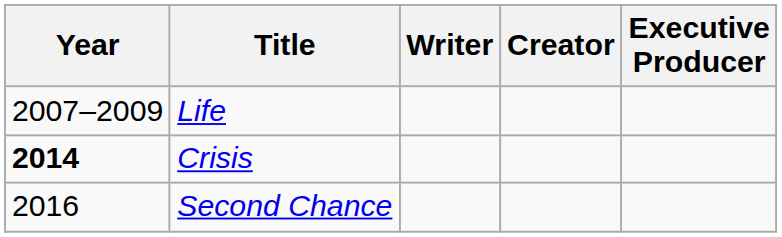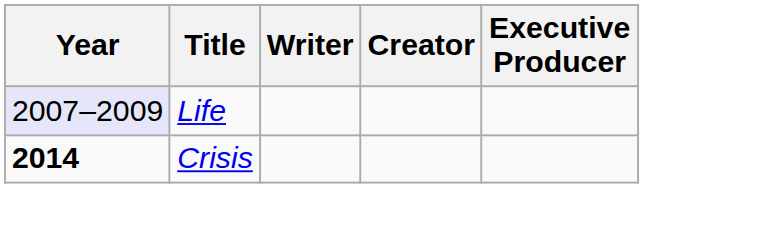(88, 110) no background -> (88, 110) lavender background
- row: (285, 206)
